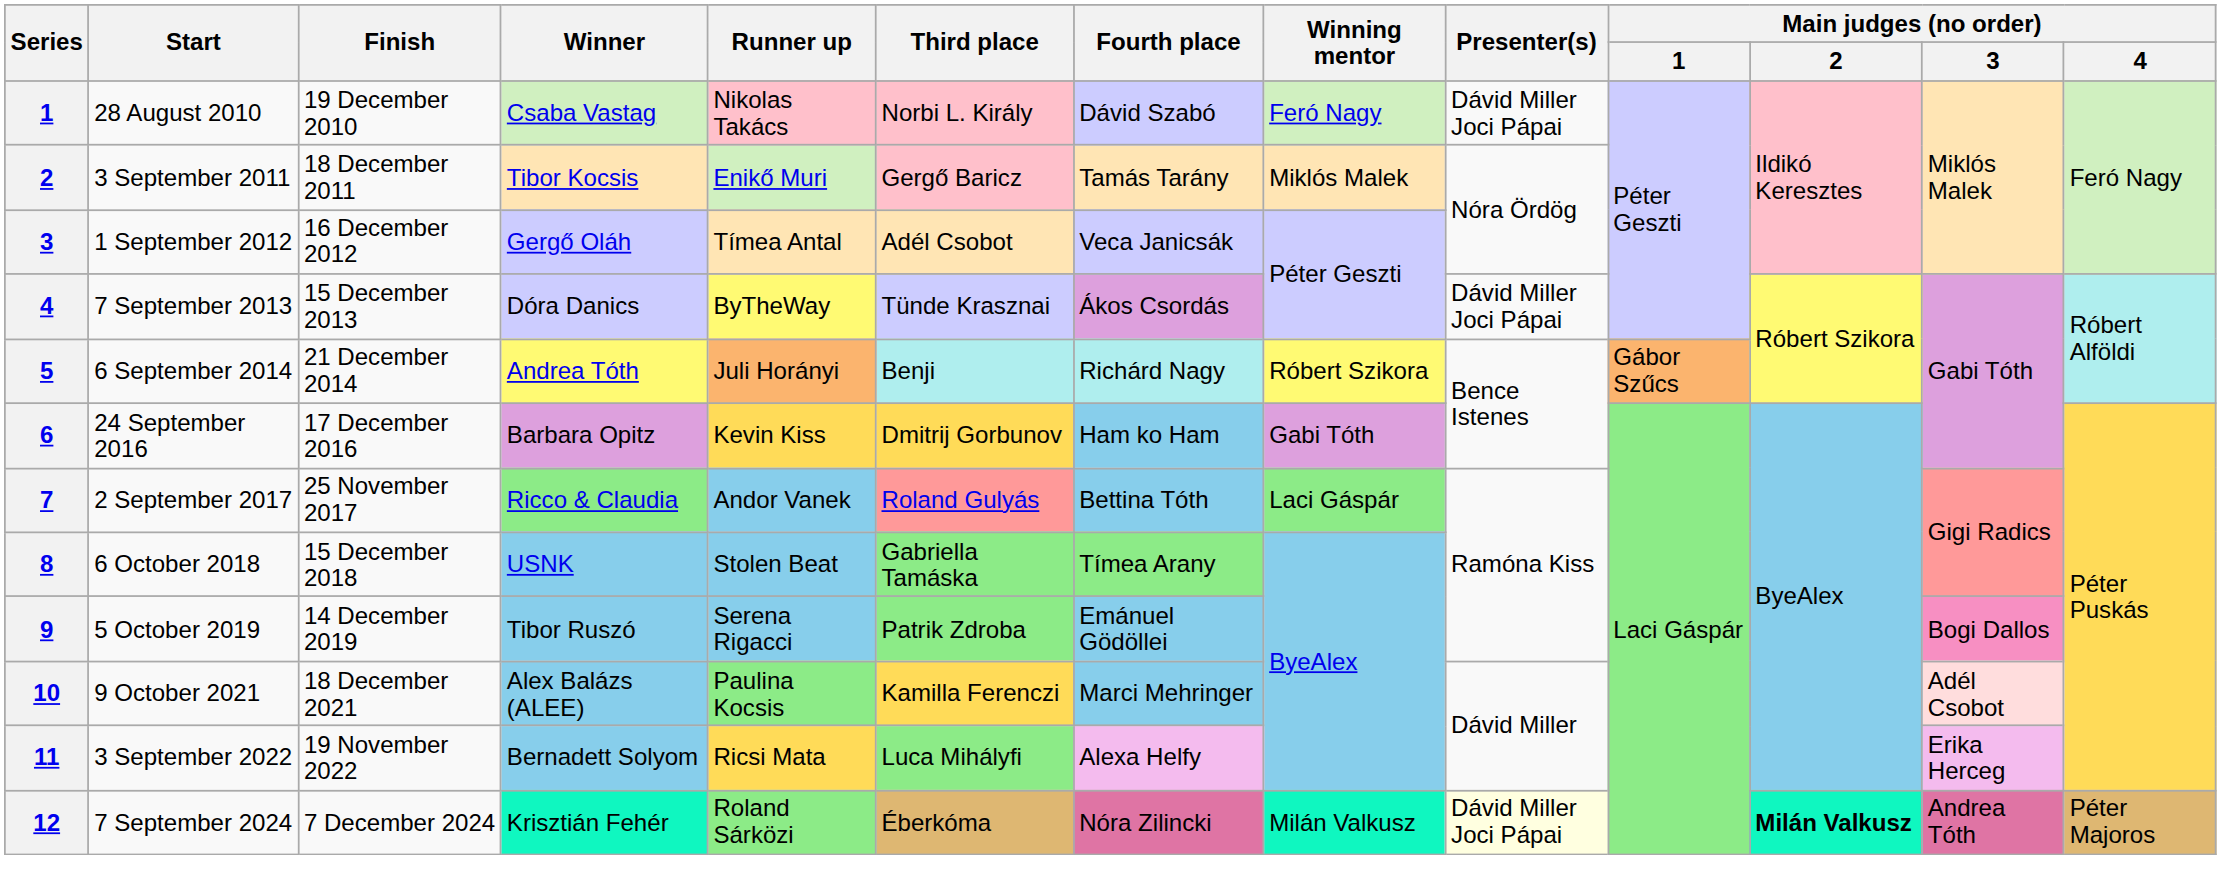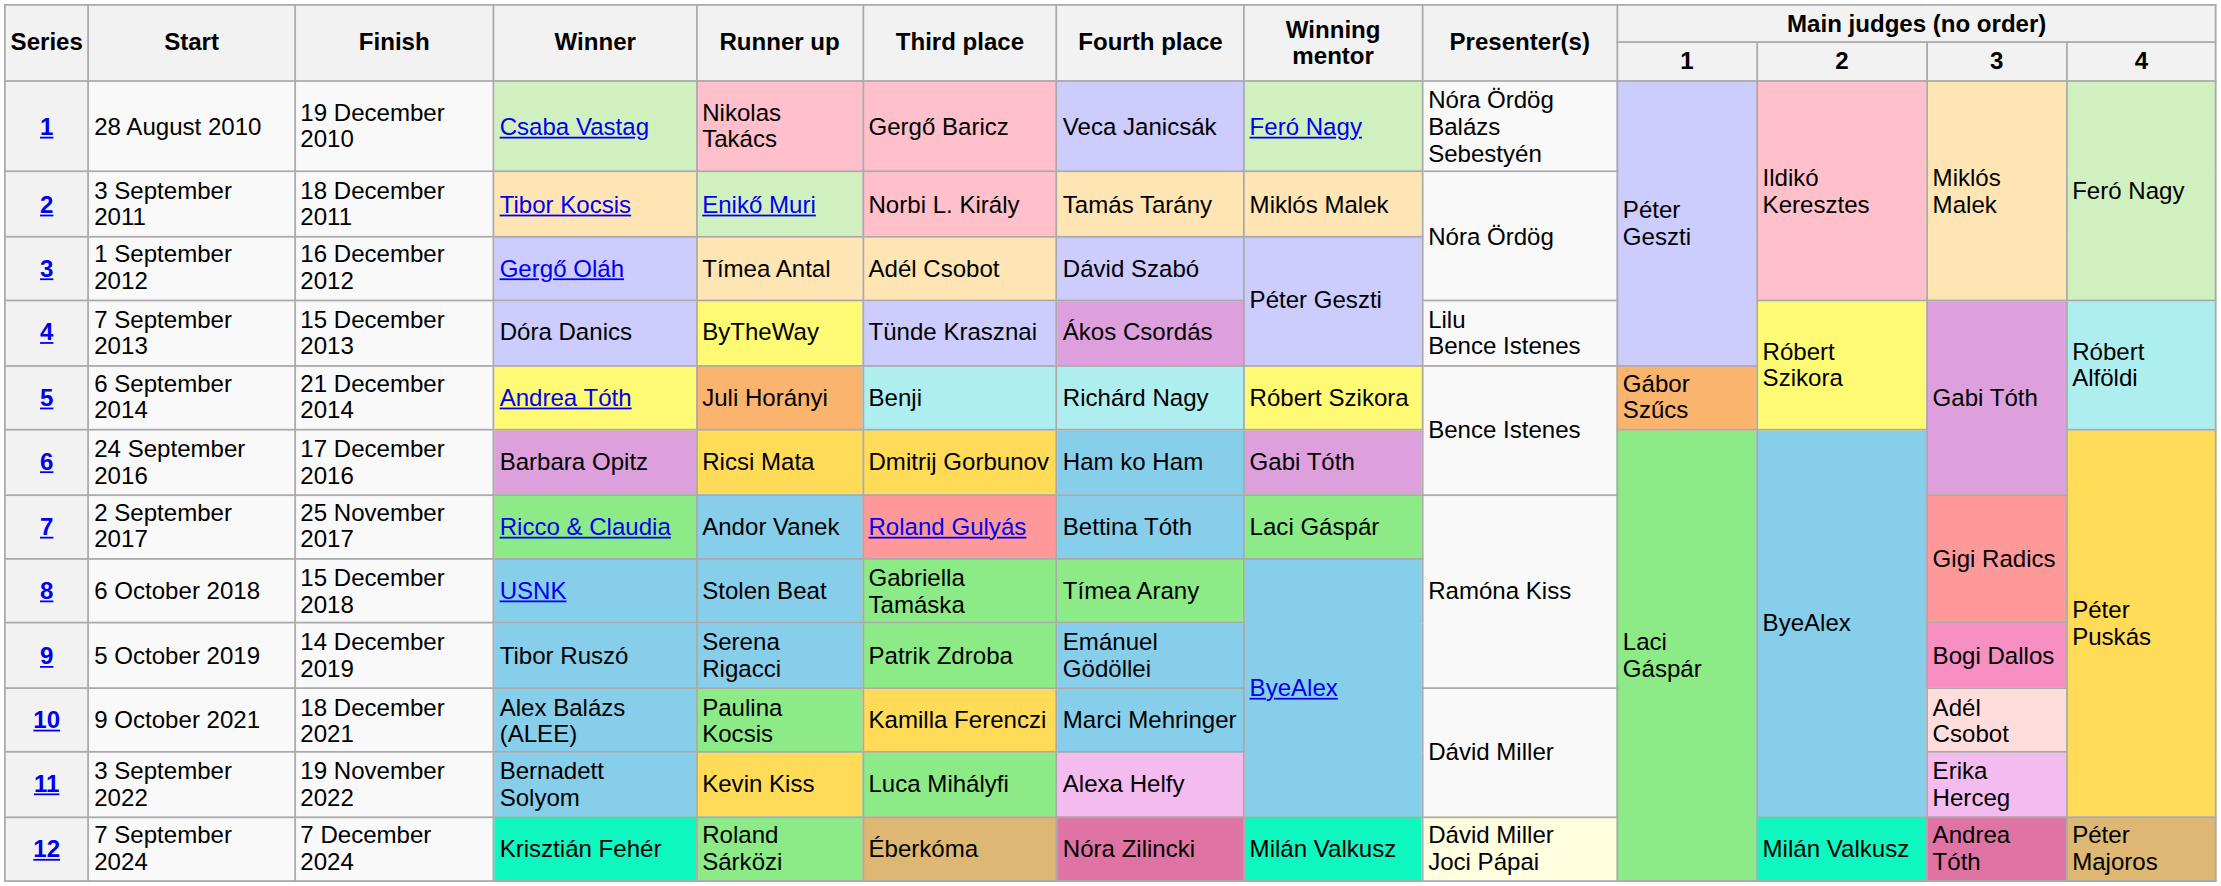(957, 113) Norbi L. Király -> (939, 126) Gergő Baricz
(1147, 113) Dávid Szabó -> (1140, 126) Veca Janicsák
(1514, 113) Dávid Miller Joci Pápai -> (1491, 126) Nóra Ördög Balázs Sebestyén
(952, 177) Gergő Baricz -> (944, 204) Norbi L. Király
(1156, 242) Veca Janicsák -> (1131, 268) Dávid Szabó
(1514, 306) Dávid Miller Joci Pápai -> (1504, 333) Lilu Bence Istenes
(770, 435) Kevin Kiss -> (758, 462) Ricsi Mata
(770, 758) Ricsi Mata -> (758, 784) Kevin Kiss
(1834, 822) bold -> (1836, 849) normal
